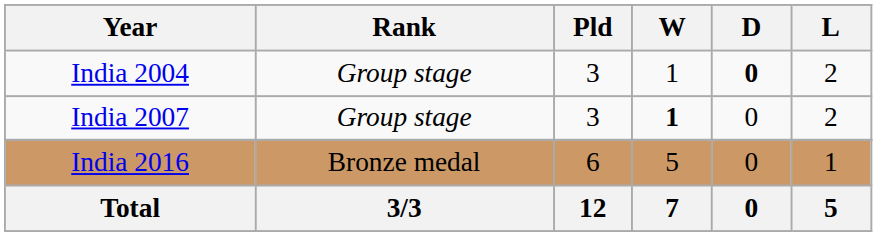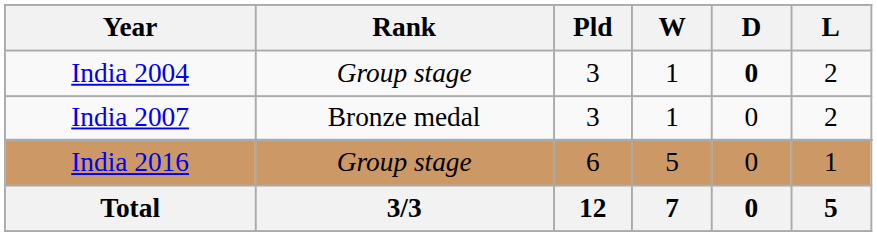(404, 117) Group stage -> (404, 117) Bronze medal
(672, 117) bold -> (672, 117) normal
(404, 162) Bronze medal -> (404, 162) Group stage
